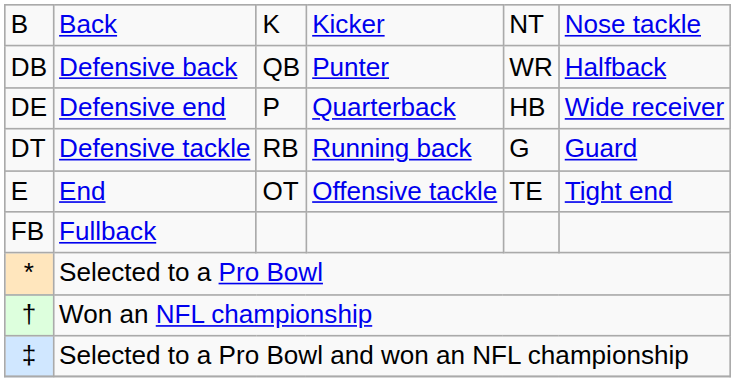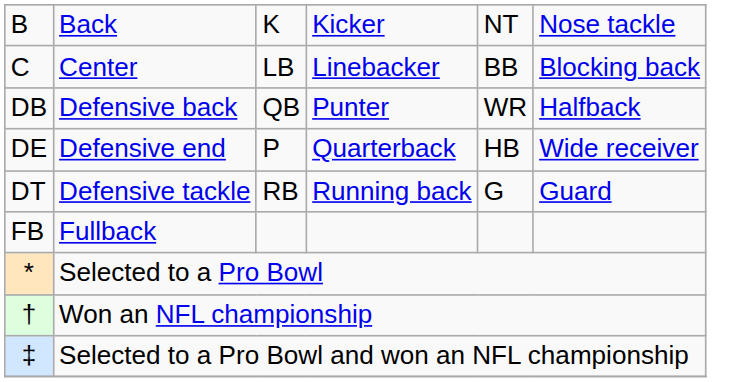+ row: (98, 66)
- row: (82, 190)
